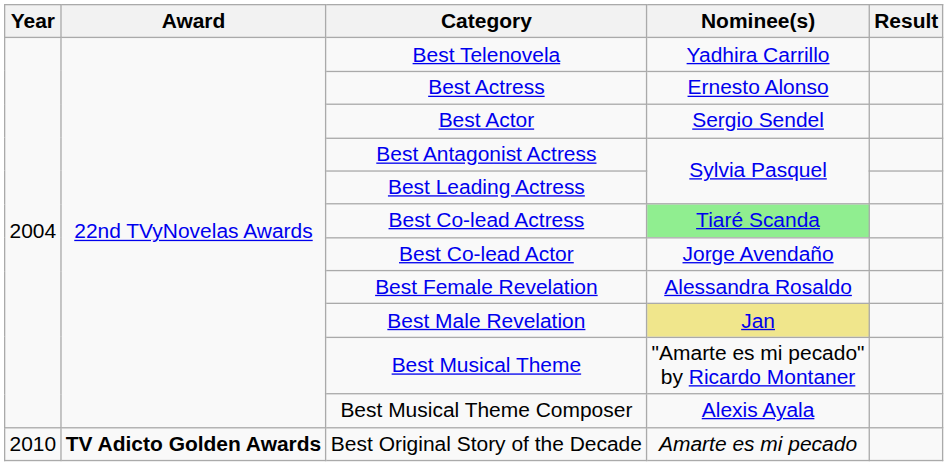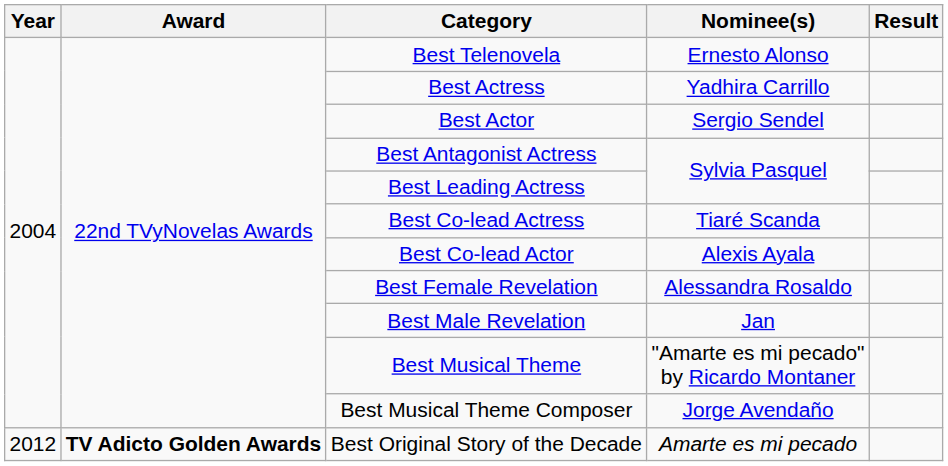(758, 54) Yadhira Carrillo -> (758, 54) Ernesto Alonso
(758, 87) Ernesto Alonso -> (758, 87) Yadhira Carrillo
(758, 220) lightgreen background -> (758, 220) no background
(758, 253) Jorge Avendaño -> (758, 253) Alexis Ayala
(758, 320) khaki background -> (758, 320) no background
(758, 410) Alexis Ayala -> (758, 410) Jorge Avendaño
(33, 443) 2010 -> (33, 443) 2012
